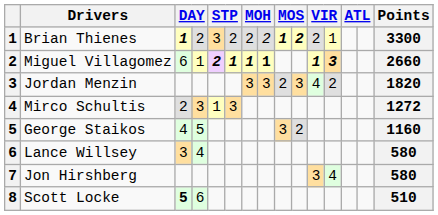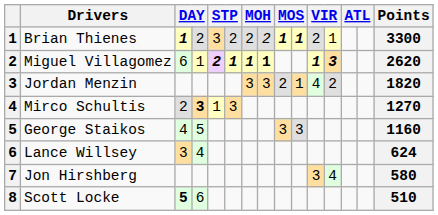(299, 39) 2 -> (299, 39) 1
(404, 62) 2660 -> (404, 62) 2620
(299, 85) 3 -> (299, 85) 1
(200, 107) normal -> (200, 107) bold
(404, 107) 1272 -> (404, 107) 1270
(299, 130) 2 -> (299, 130) 3
(404, 153) 580 -> (404, 153) 624
